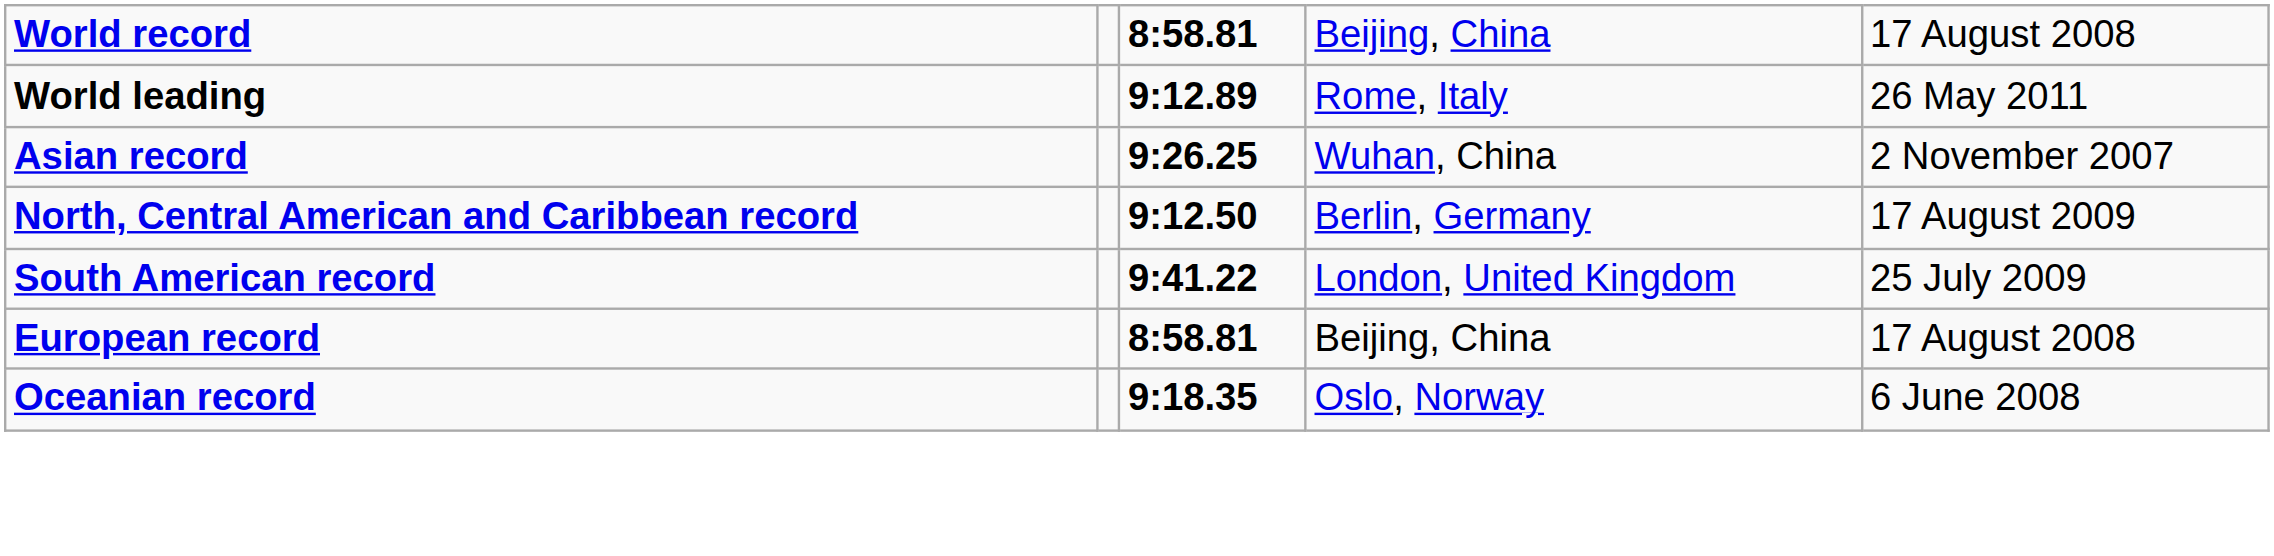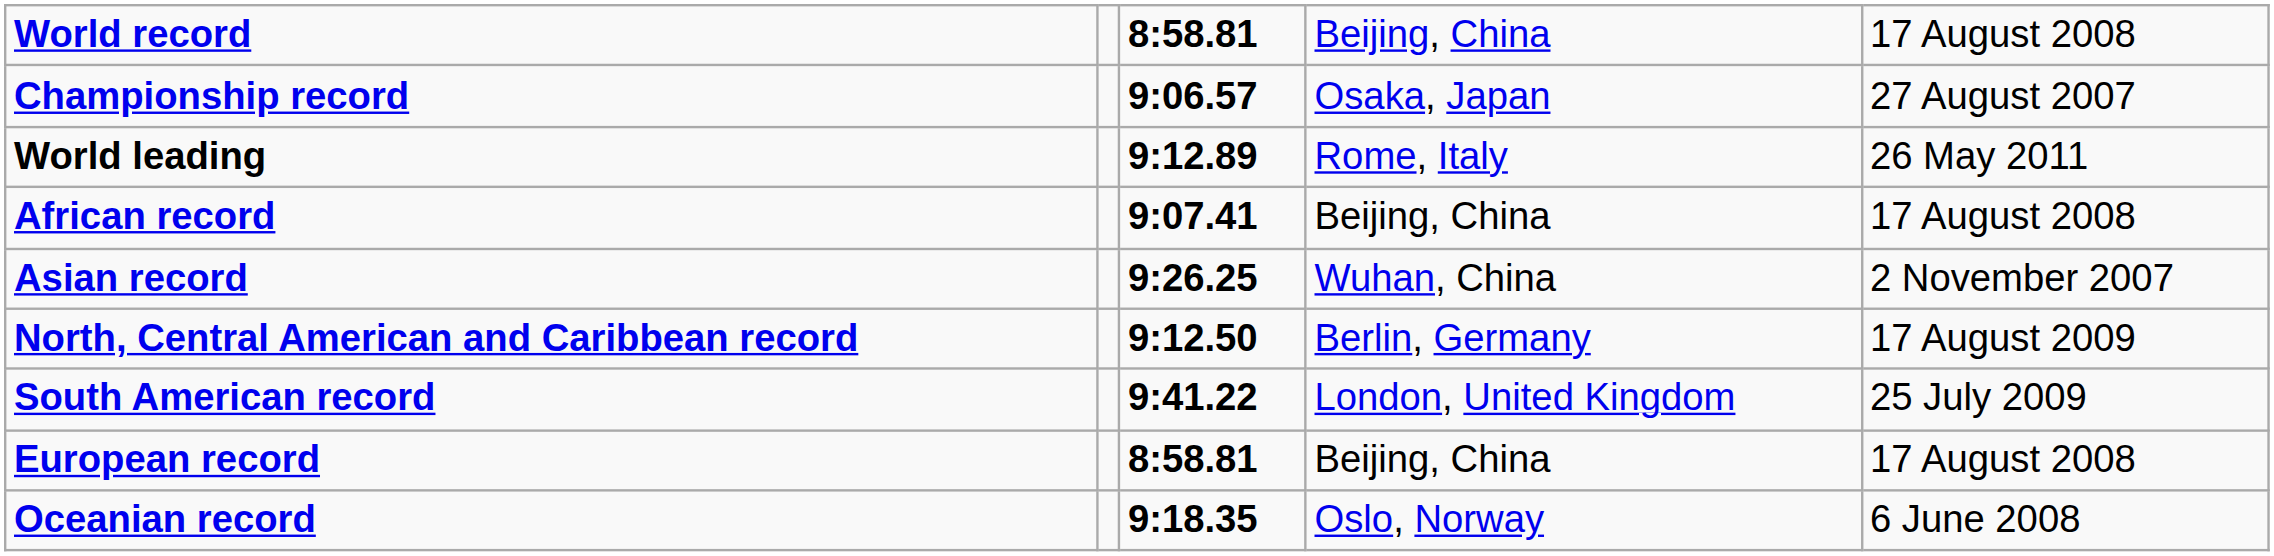+ row: (212, 95)
+ row: (145, 216)
